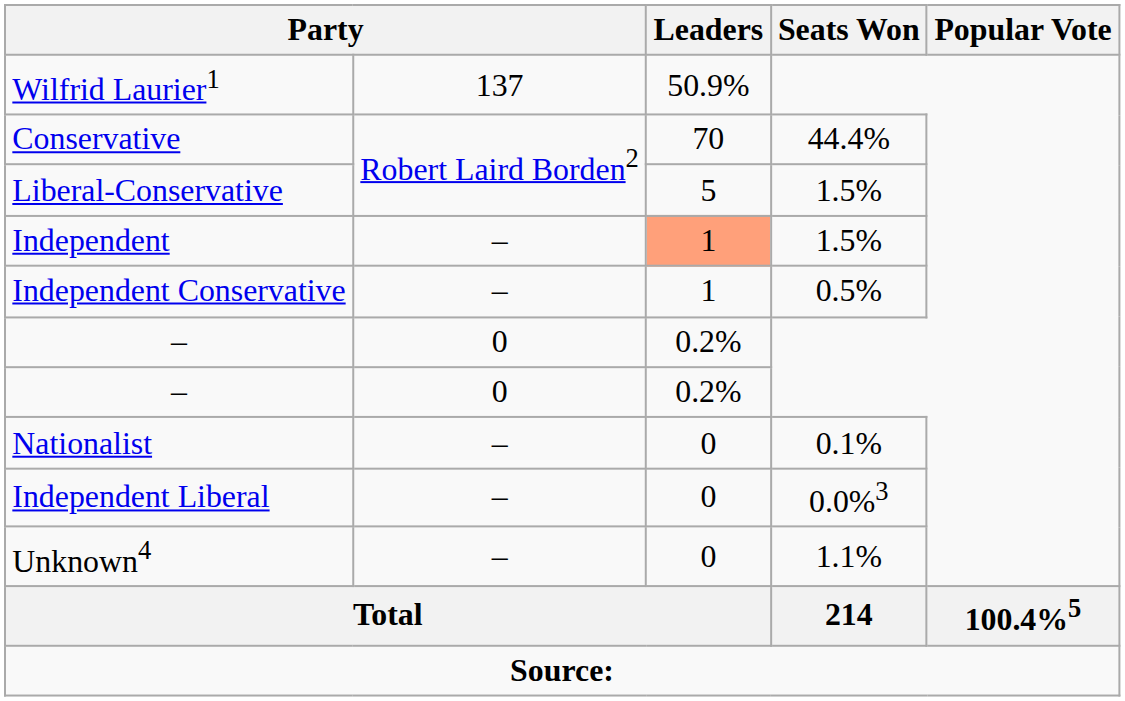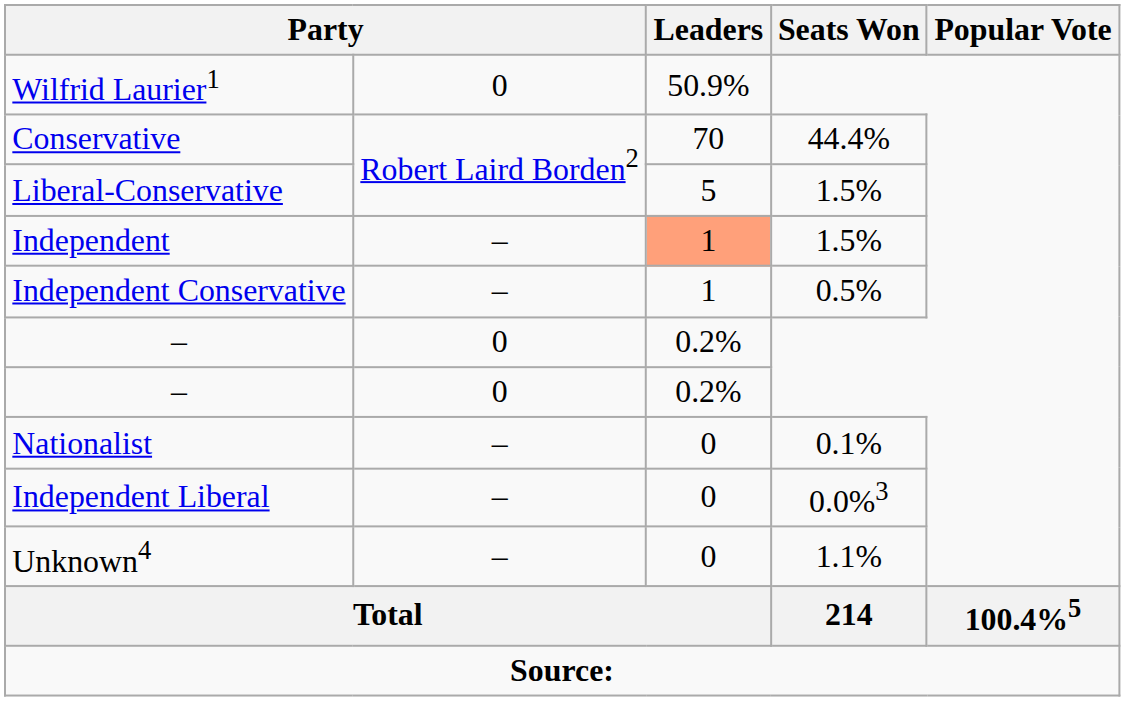(500, 84) 137 -> (500, 84) 0
